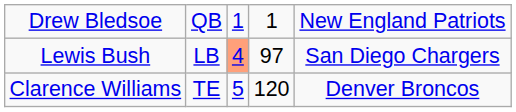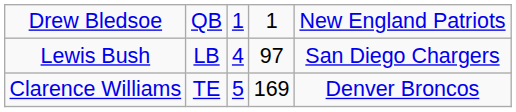(238, 55) lightsalmon background -> (238, 55) no background
(272, 89) 120 -> (272, 89) 169
